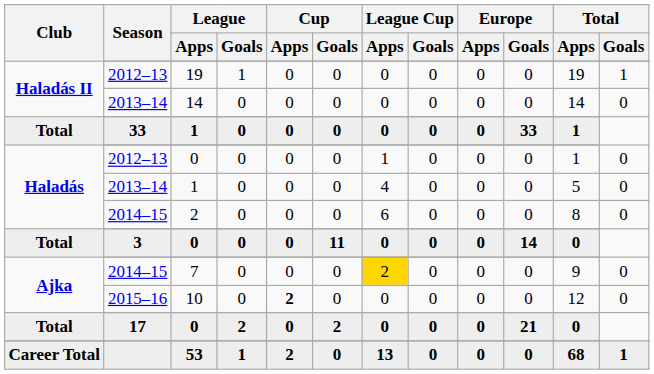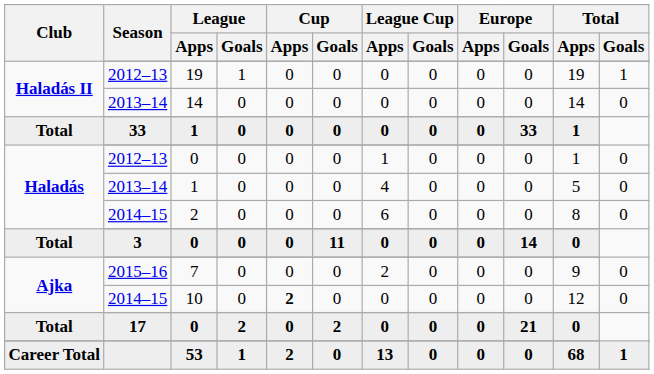(138, 271) 2014–15 -> (138, 271) 2015–16
(385, 271) gold background -> (385, 271) no background
(138, 299) 2015–16 -> (138, 299) 2014–15
